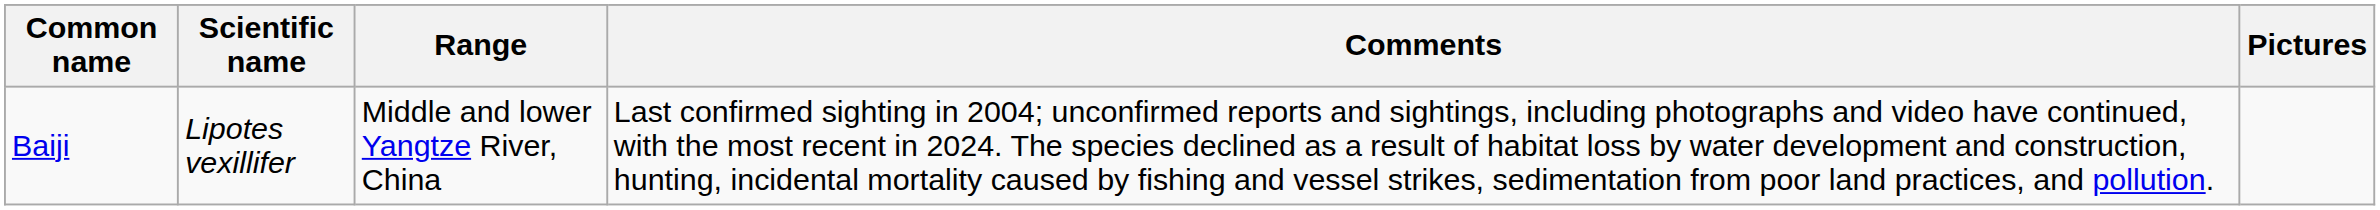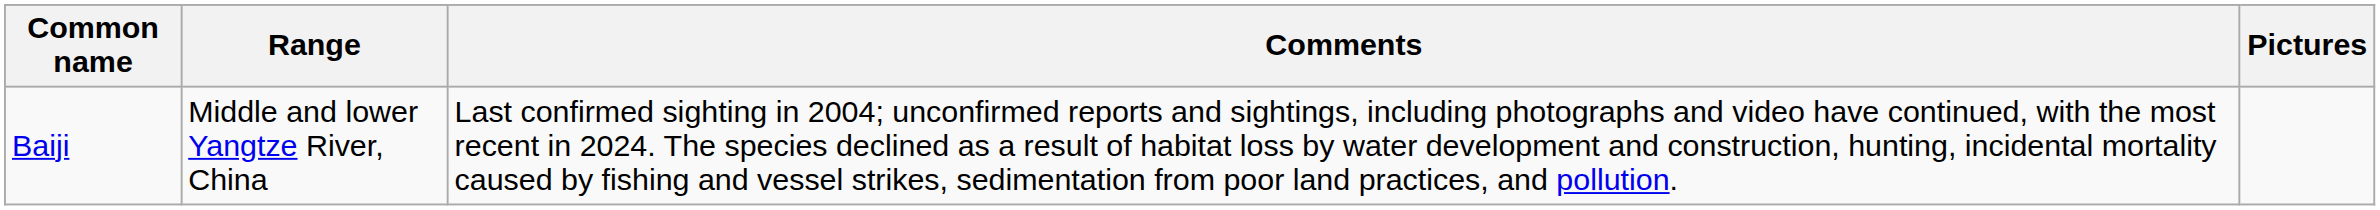- column: (266, 45)
